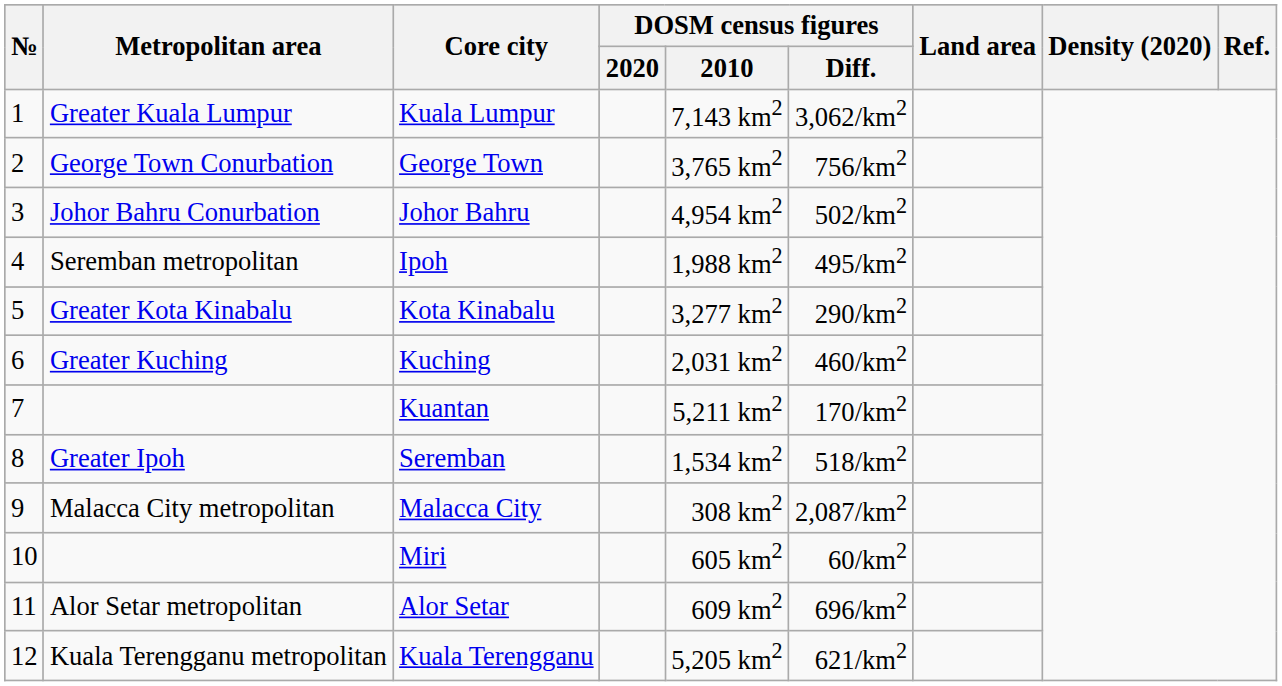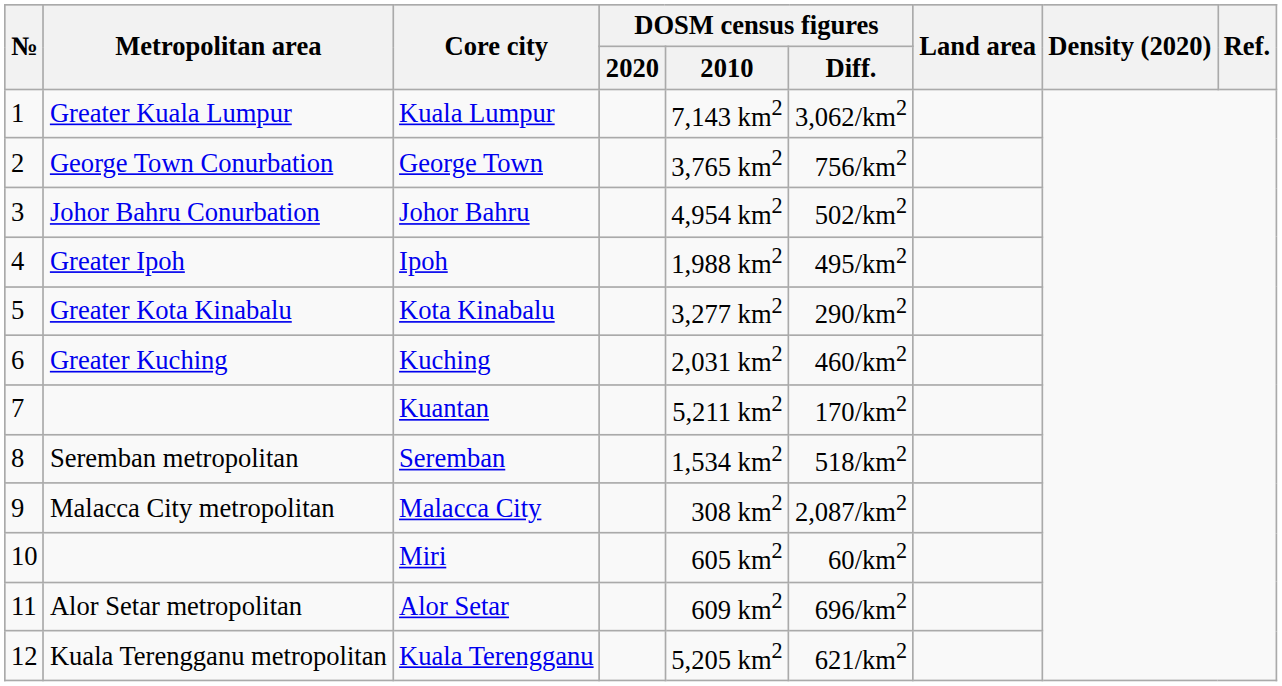(174, 261) Seremban metropolitan -> (117, 261) Greater Ipoh
(117, 458) Greater Ipoh -> (174, 458) Seremban metropolitan
